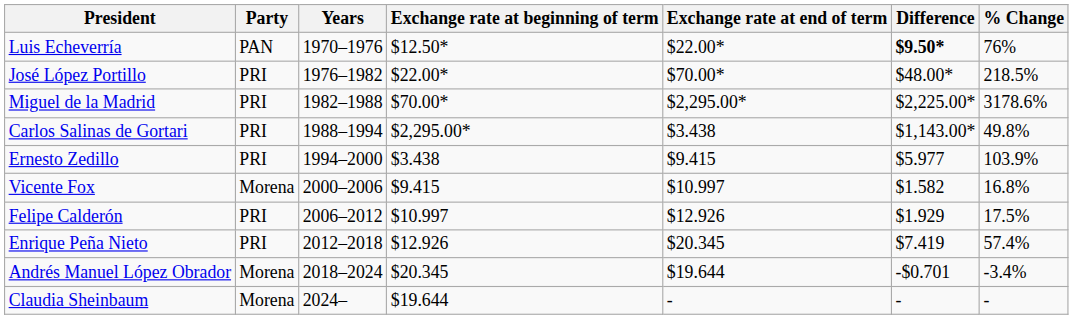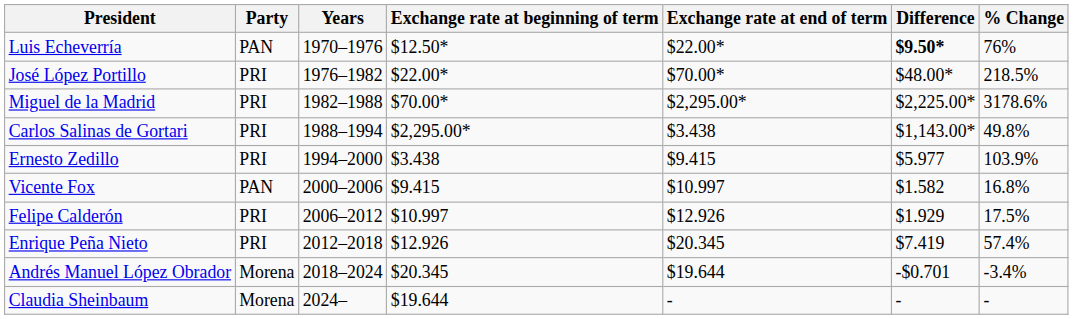(267, 187) Morena -> (256, 187) PAN
